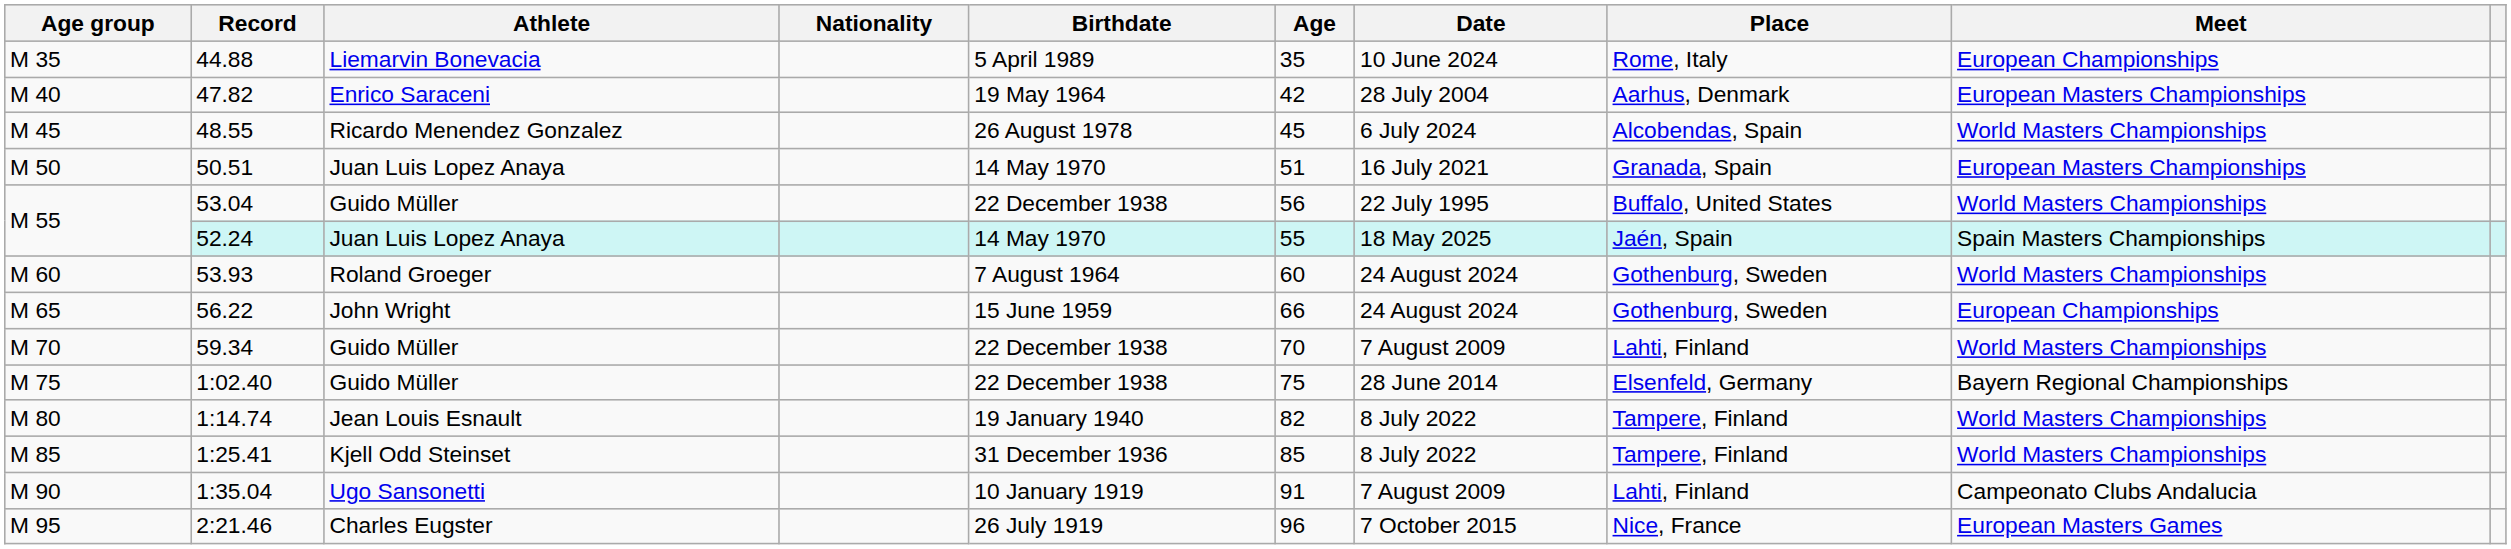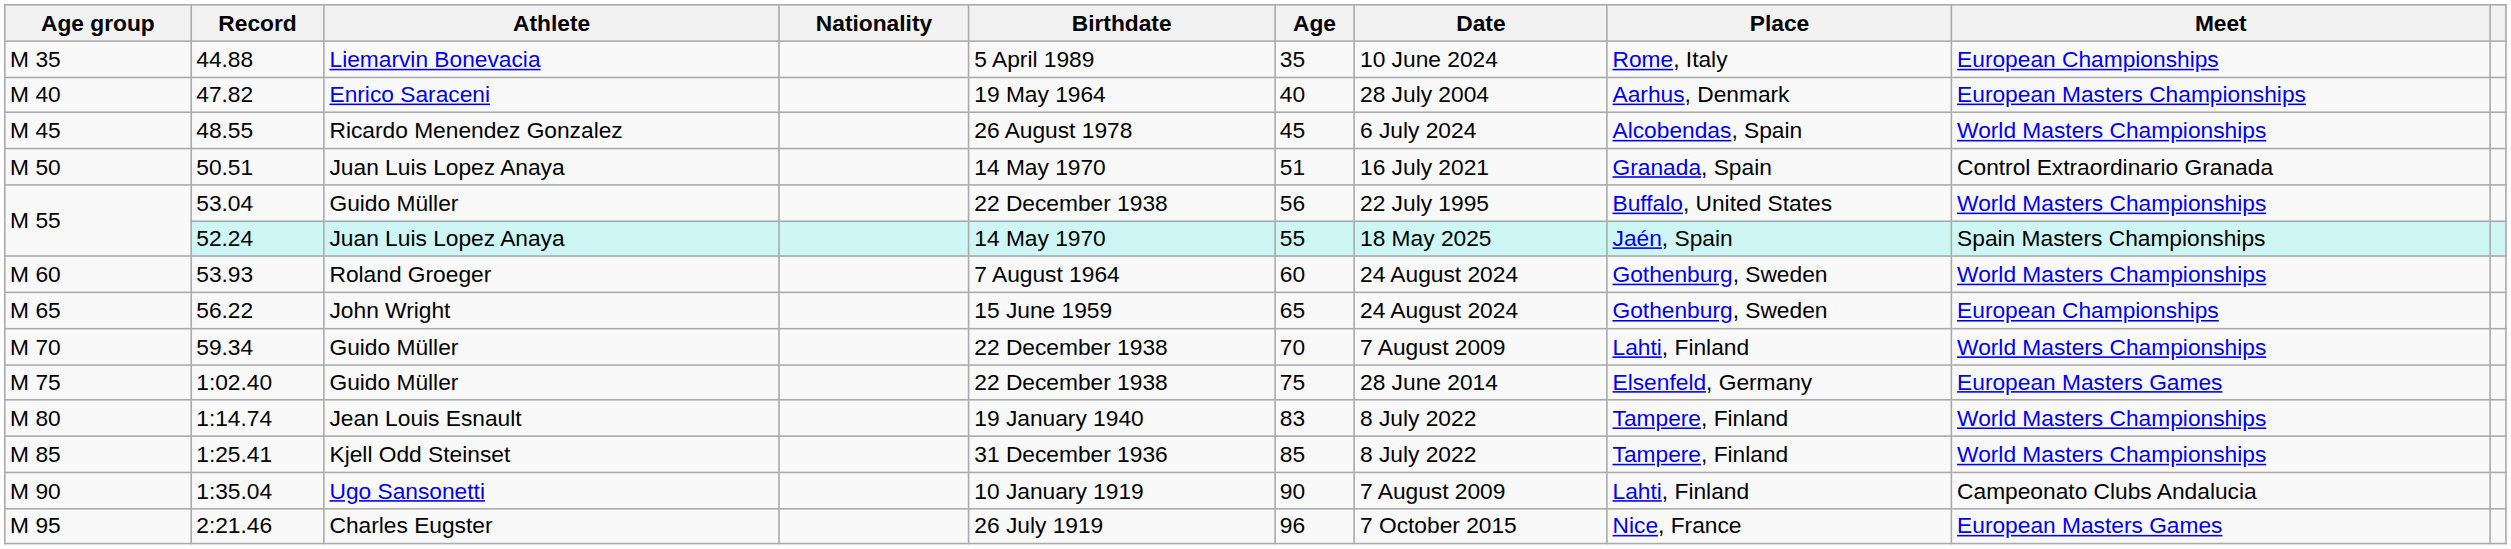(1292, 95) 42 -> (1292, 95) 40
(2131, 167) European Masters Championships -> (2115, 167) Control Extraordinario Granada
(1292, 311) 66 -> (1292, 311) 65
(2123, 383) Bayern Regional Championships -> (2090, 383) European Masters Games
(1292, 419) 82 -> (1292, 419) 83
(1292, 490) 91 -> (1292, 490) 90
